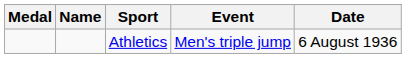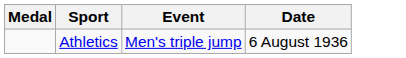- column: (80, 17)
